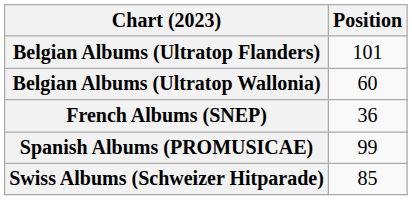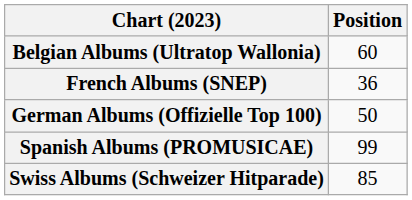- row: (167, 52)
+ row: (167, 115)
